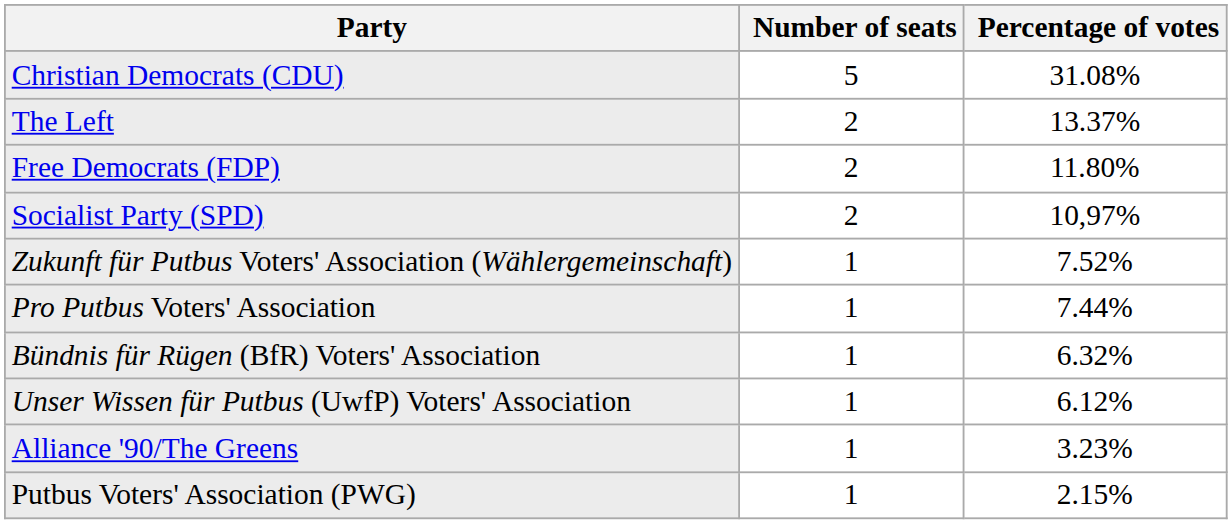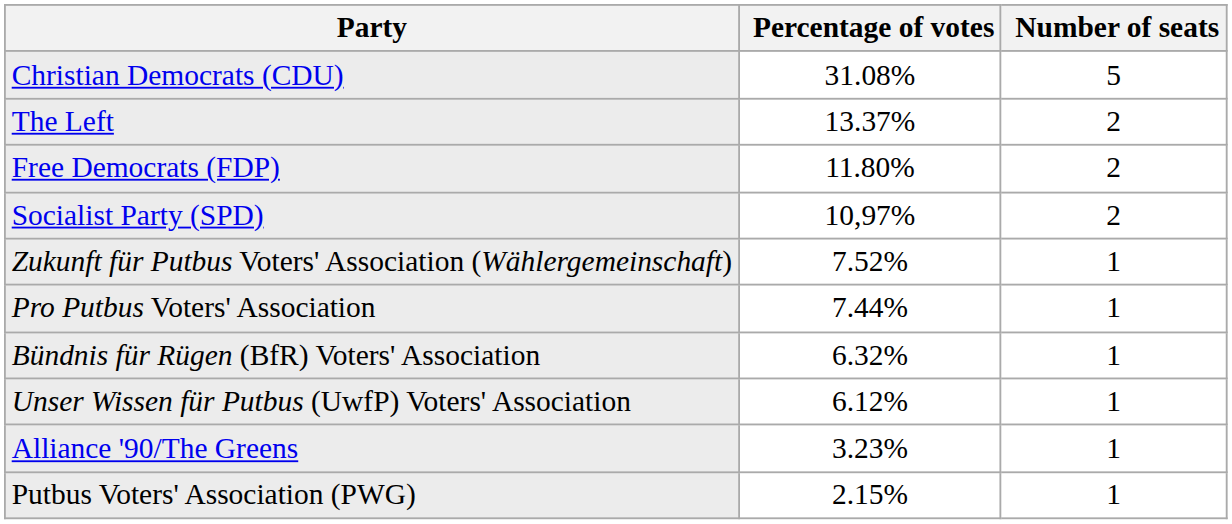columns swapped: (1095, 27) <-> (851, 27)
